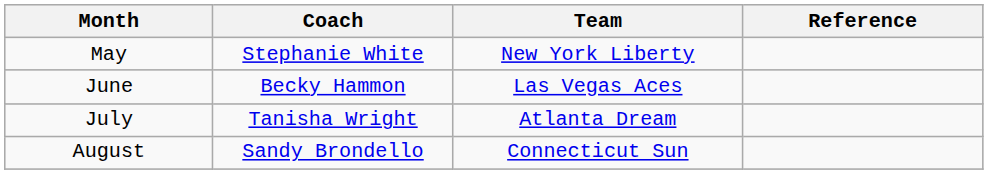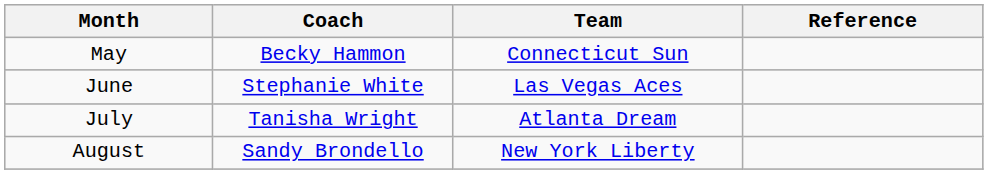(333, 54) Stephanie White -> (333, 54) Becky Hammon
(598, 54) New York Liberty -> (598, 54) Connecticut Sun
(333, 87) Becky Hammon -> (333, 87) Stephanie White
(598, 153) Connecticut Sun -> (598, 153) New York Liberty
